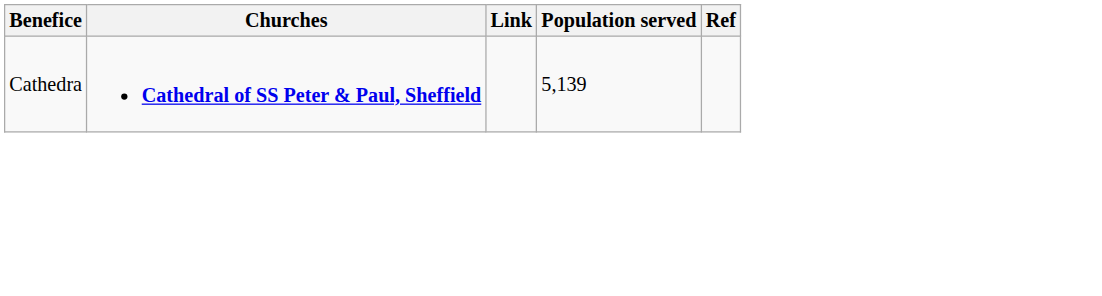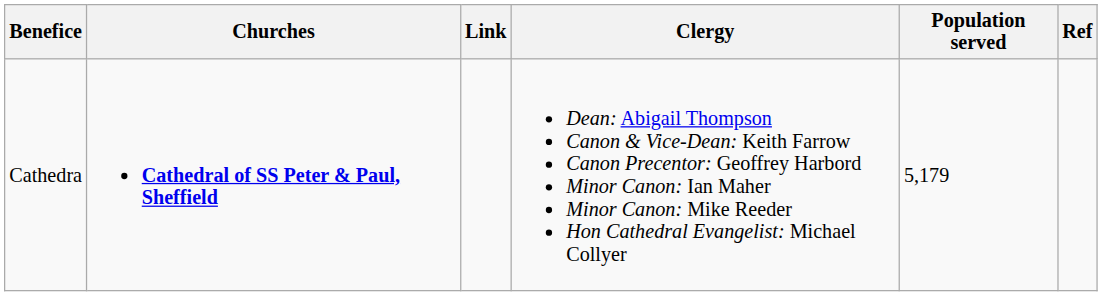+ column: (705, 31)
(564, 83) 5,139 -> (927, 174) 5,179
